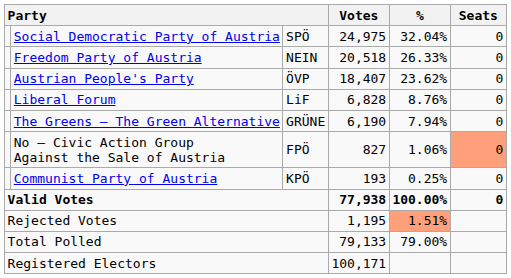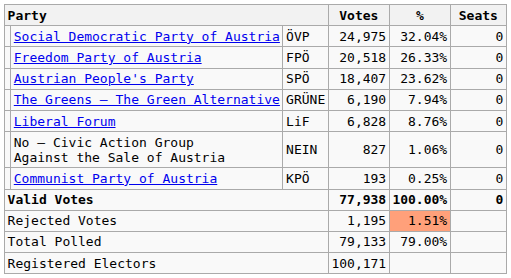(298, 36) SPÖ -> (298, 36) ÖVP
(302, 57) NEIN -> (298, 57) FPÖ
(298, 79) ÖVP -> (298, 79) SPÖ
rows swapped: (65, 100) <-> (147, 121)
(298, 150) FPÖ -> (302, 150) NEIN
(499, 150) lightsalmon background -> (499, 150) no background
